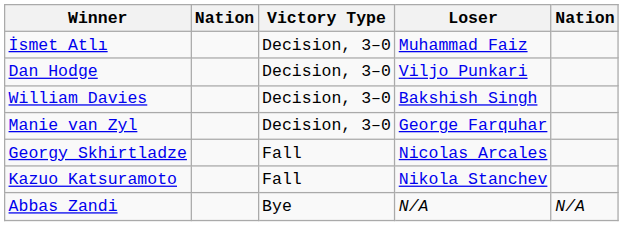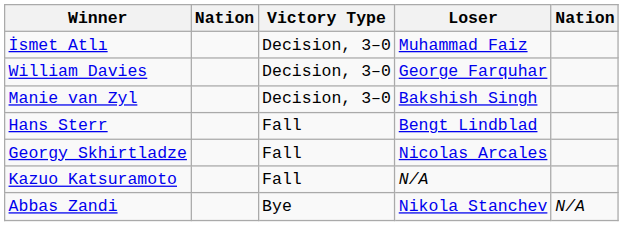- row: (53, 72)
(468, 99) Bakshish Singh -> (473, 72) George Farquhar
(473, 126) George Farquhar -> (468, 99) Bakshish Singh
+ row: (58, 126)
(473, 180) Nikola Stanchev -> (414, 180) N/A
(414, 206) N/A -> (473, 206) Nikola Stanchev
